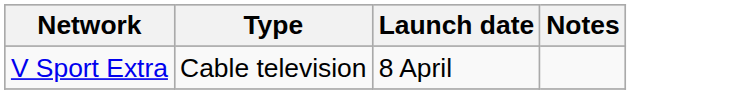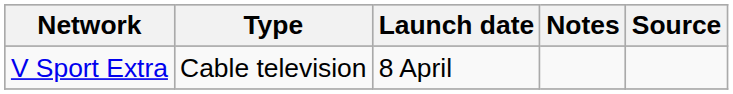+ column: (677, 25)
